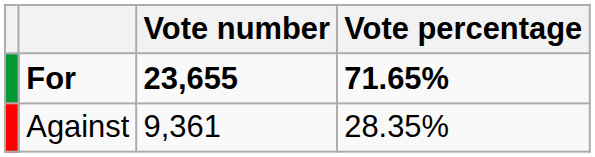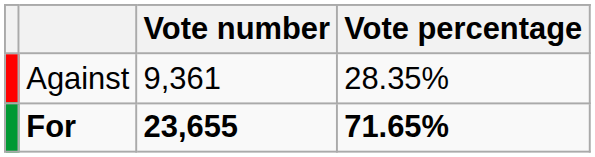rows swapped: (51, 77) <-> (78, 126)
